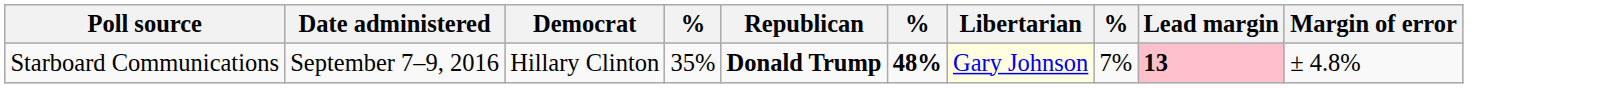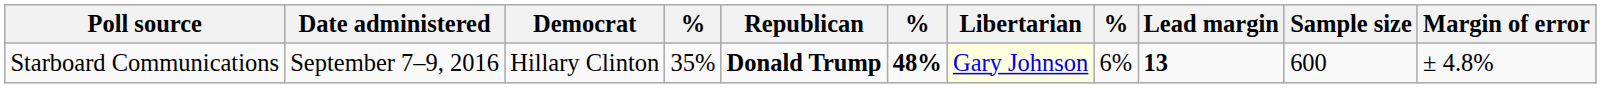+ column: (1351, 23)
(1116, 62) 7% -> (1116, 62) 6%
(1156, 62) pink background -> (1156, 62) no background
